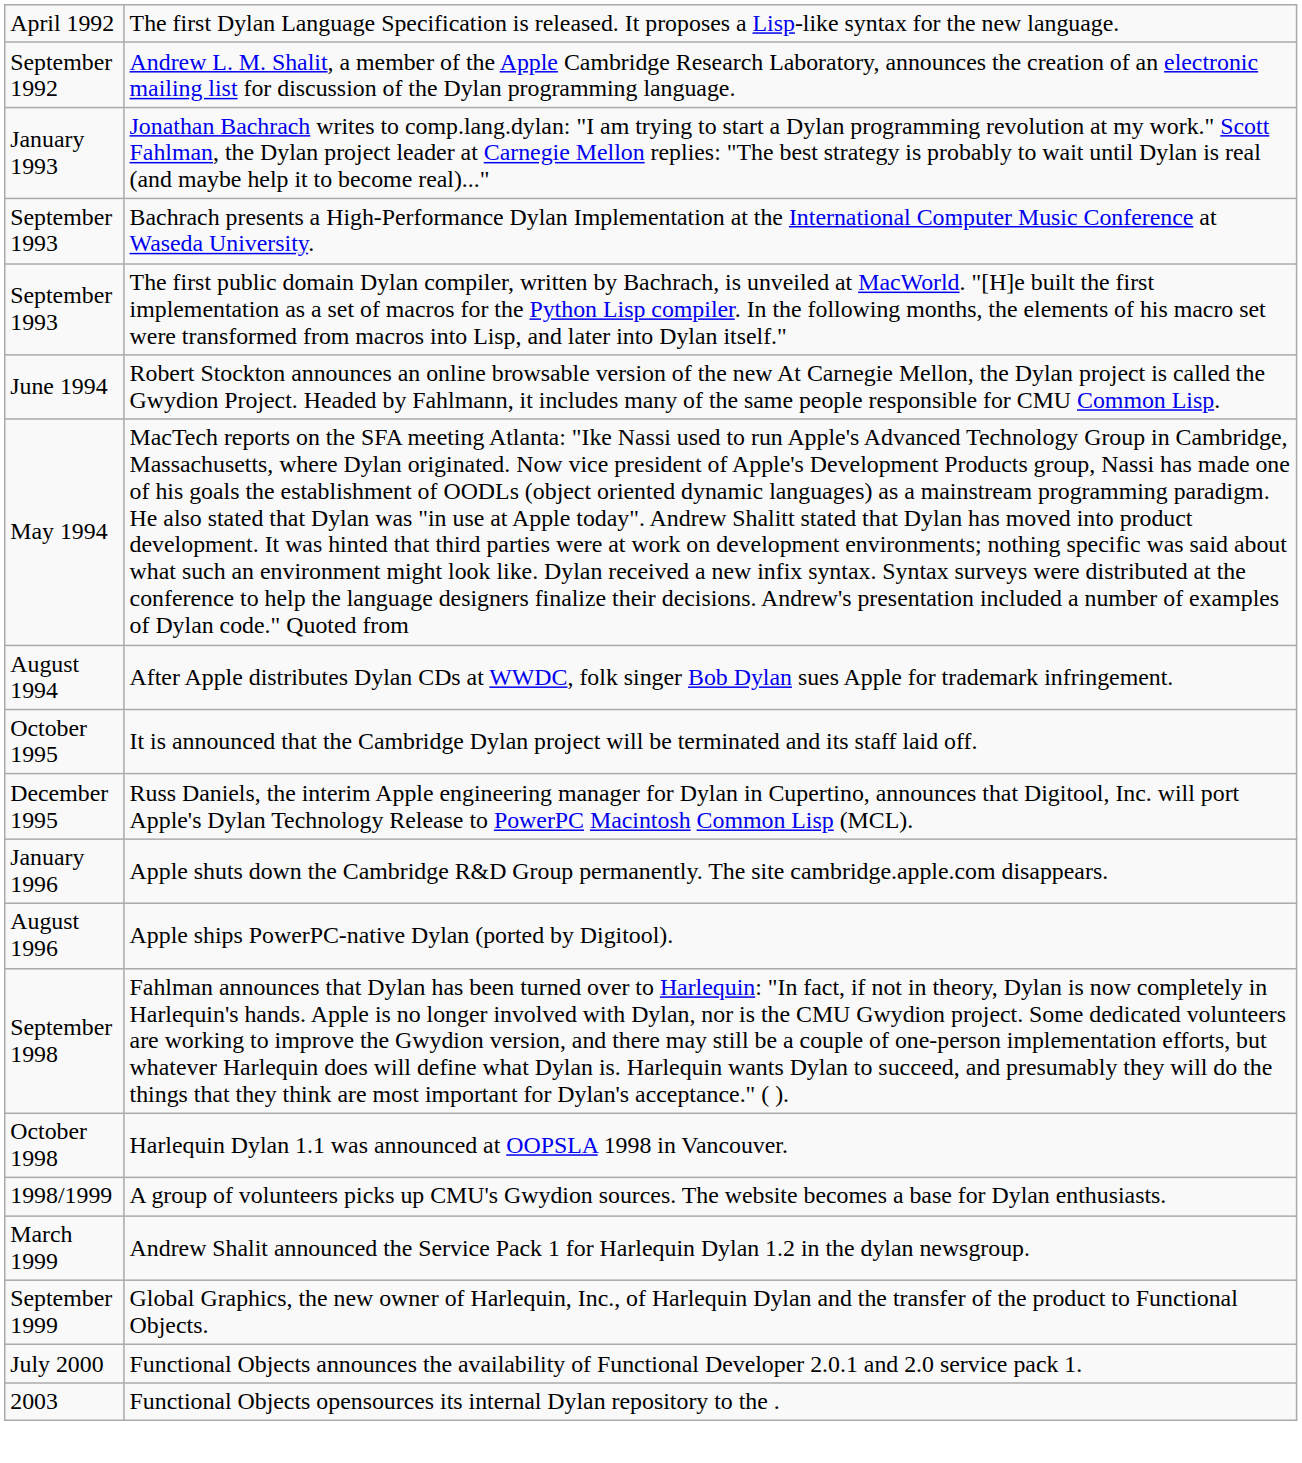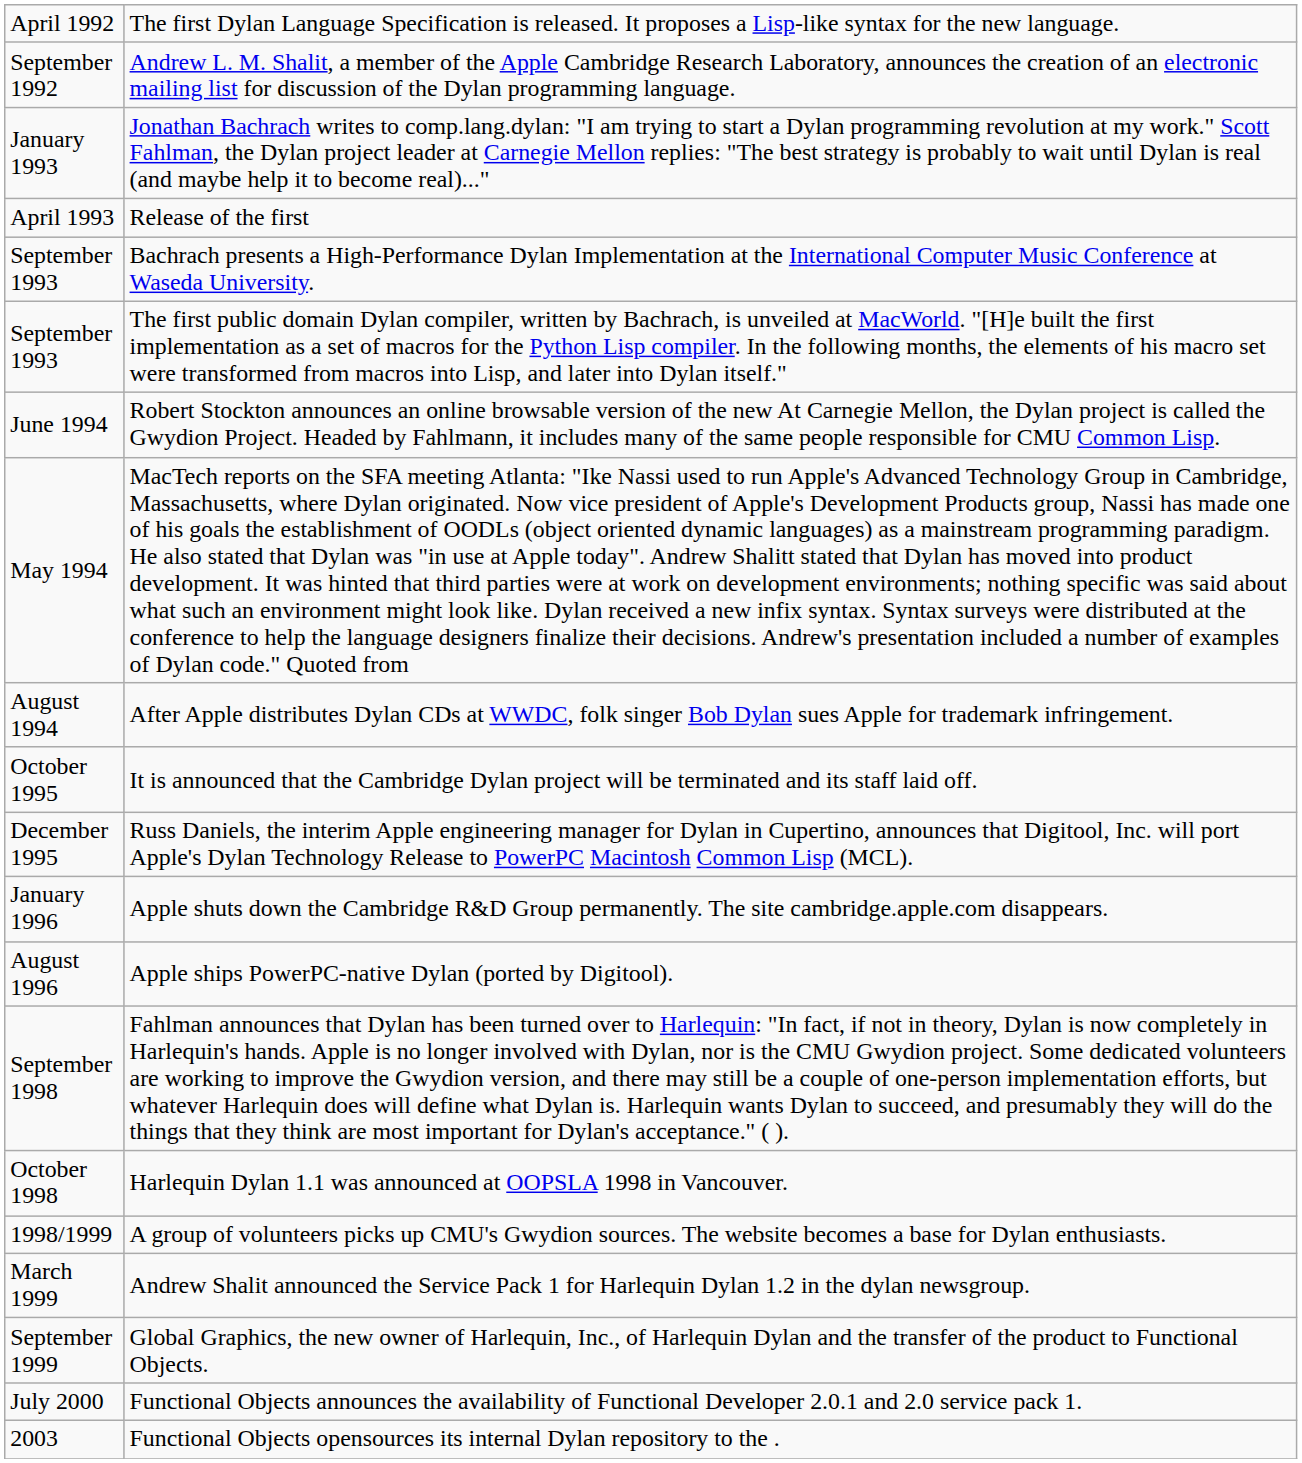+ row: (219, 217)
